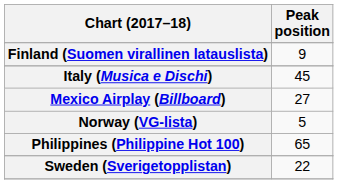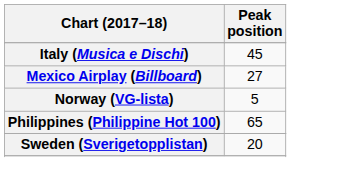- row: (138, 54)
(302, 167) 22 -> (255, 144) 20
